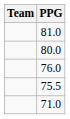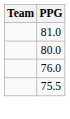- row: (51, 104)
